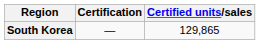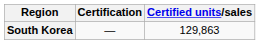(200, 30) 129,865 -> (200, 30) 129,863
